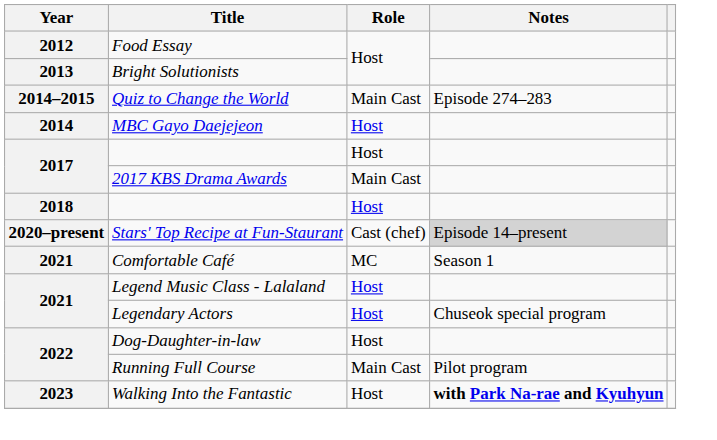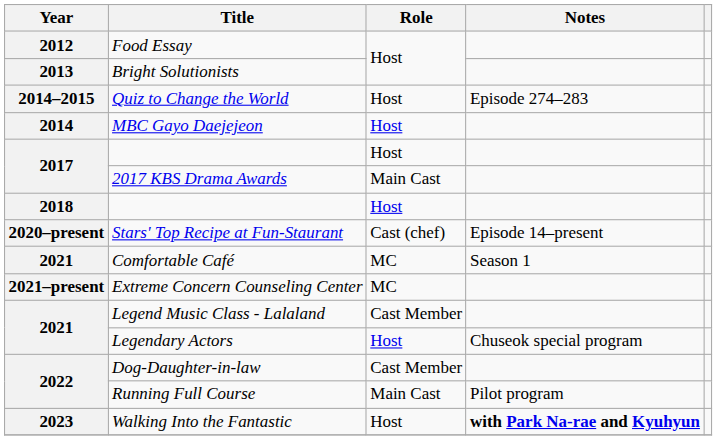(386, 98) Main Cast -> (386, 98) Host
(500, 233) lightgrey background -> (537, 233) no background
+ row: (56, 286)
(367, 286) Host -> (416, 313) Cast Member
(367, 340) Host -> (416, 367) Cast Member
